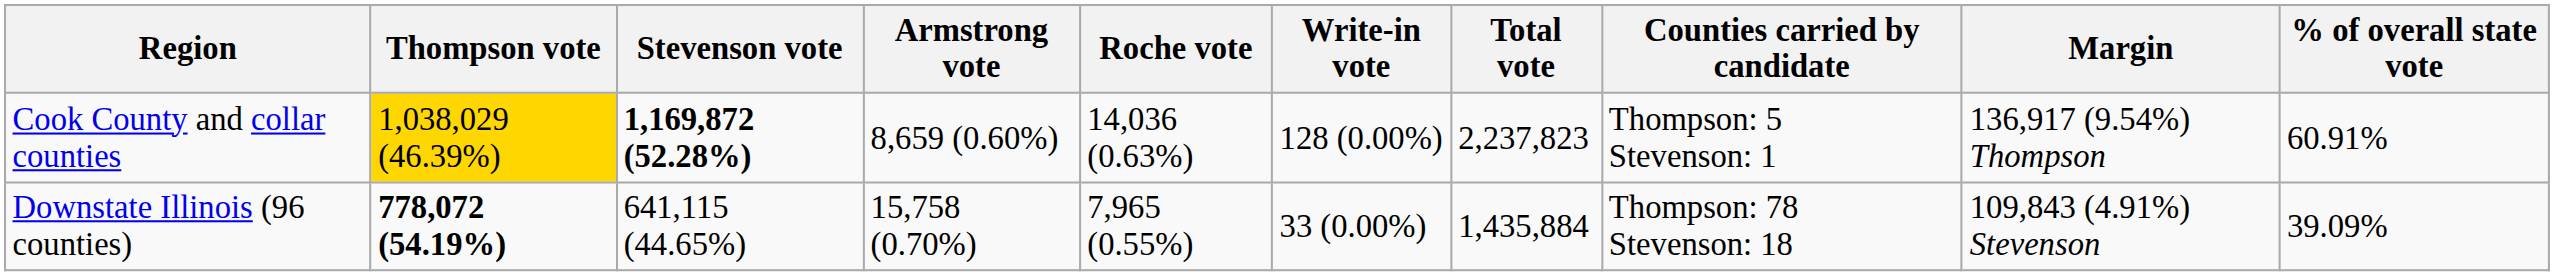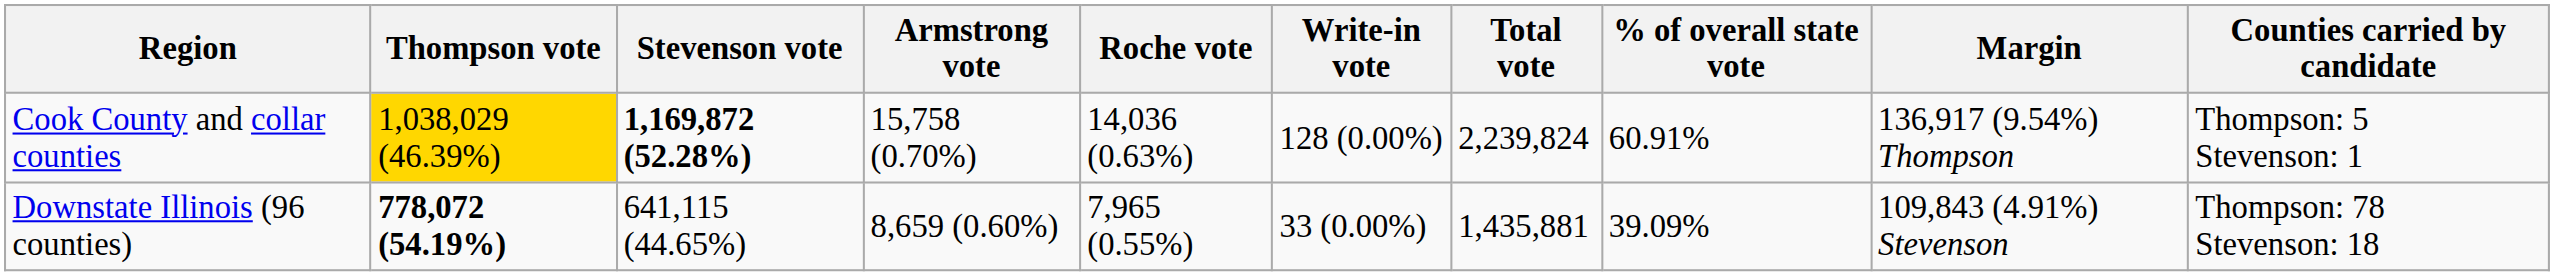columns swapped: (2414, 48) <-> (1782, 48)
(964, 137) 8,659 (0.60%) -> (924, 137) 15,758 (0.70%)
(1524, 137) 2,237,823 -> (1524, 137) 2,239,824
(924, 225) 15,758 (0.70%) -> (964, 225) 8,659 (0.60%)
(1524, 225) 1,435,884 -> (1524, 225) 1,435,881
